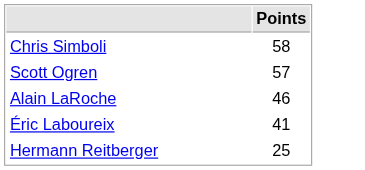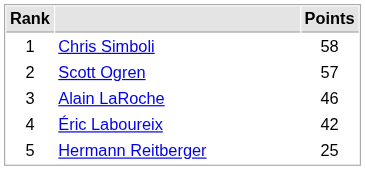+ column: (30, 19)
(281, 125) 41 -> (330, 125) 42
